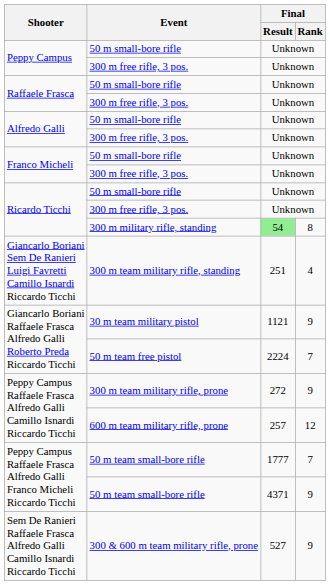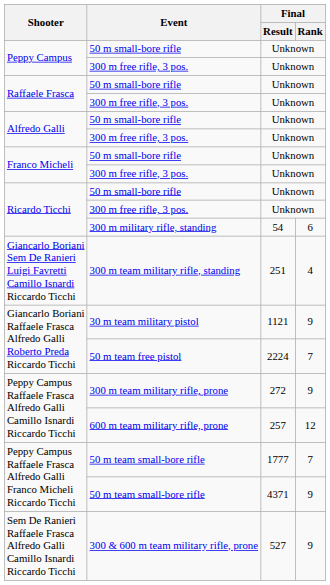(278, 227) lightgreen background -> (278, 227) no background
(310, 227) 8 -> (310, 227) 6
